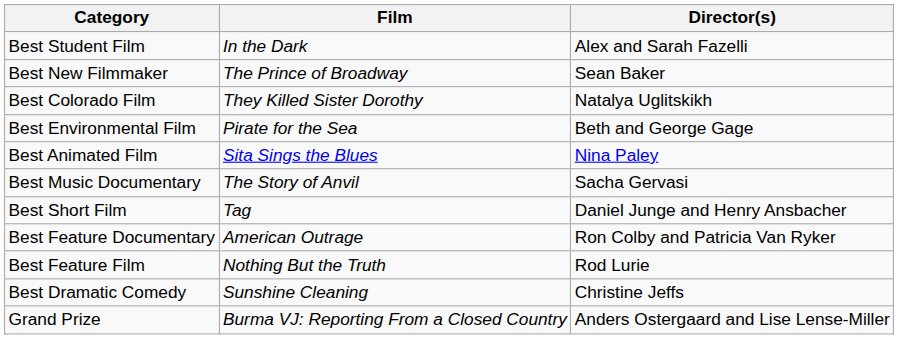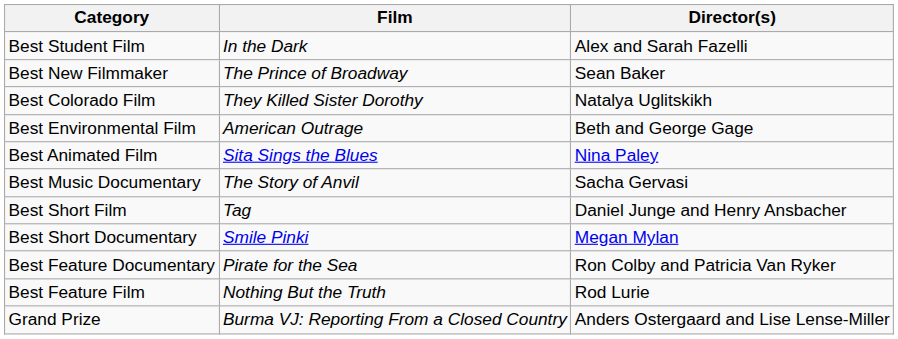(290, 127) Pirate for the Sea -> (293, 127) American Outrage
+ row: (103, 237)
(293, 237) American Outrage -> (290, 264) Pirate for the Sea
- row: (97, 292)
